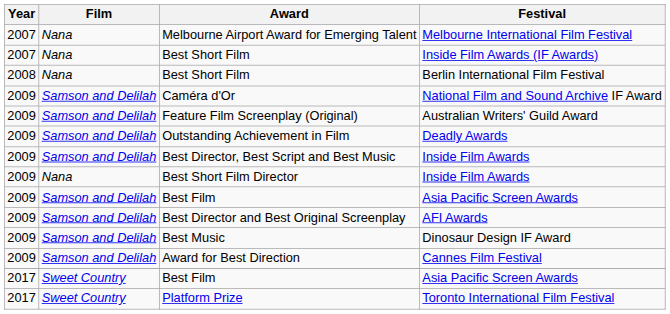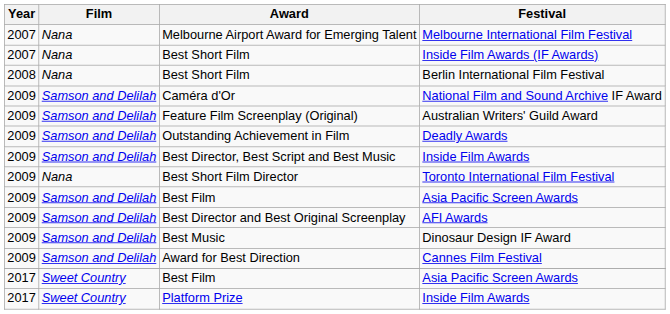(476, 177) Inside Film Awards -> (518, 177) Toronto International Film Festival
(518, 298) Toronto International Film Festival -> (476, 298) Inside Film Awards
